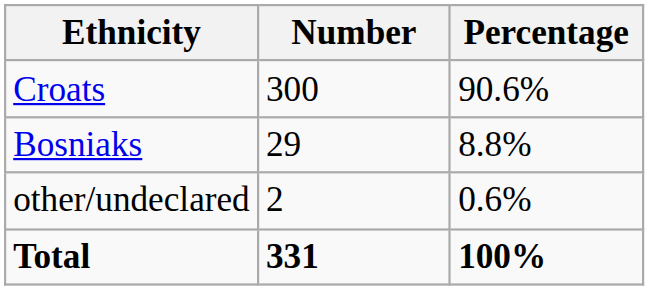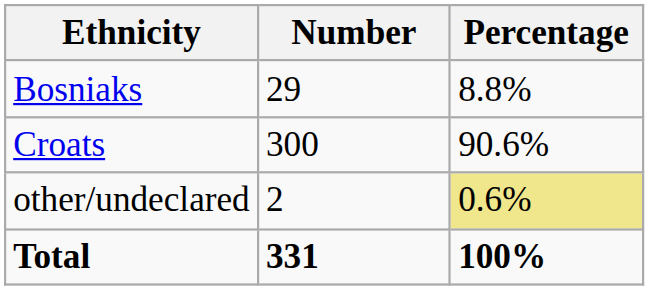rows swapped: (59, 88) <-> (78, 144)
(495, 199) no background -> (495, 199) khaki background
